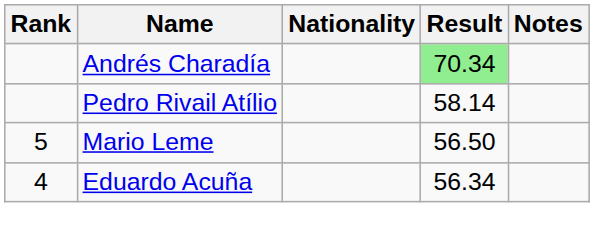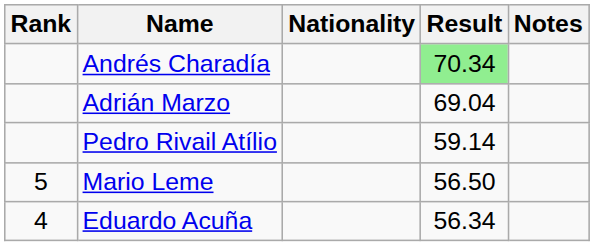+ row: (156, 102)
(464, 102) 58.14 -> (464, 142) 59.14
